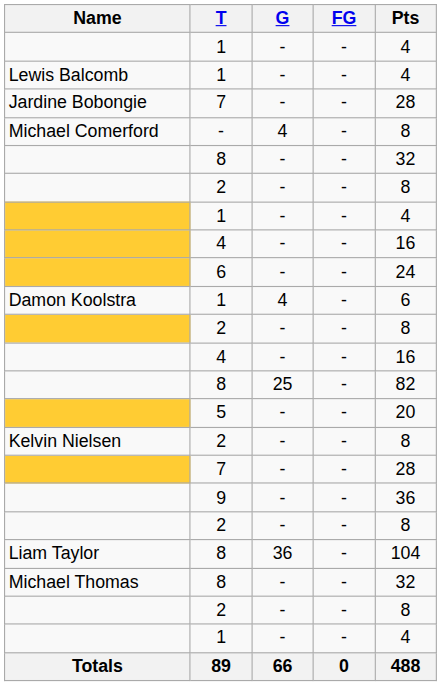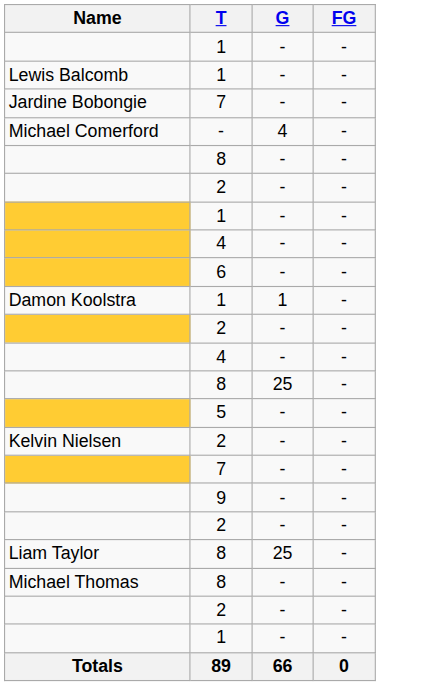- column: (405, 18)
(283, 300) 4 -> (283, 300) 1
(283, 553) 36 -> (283, 553) 25
